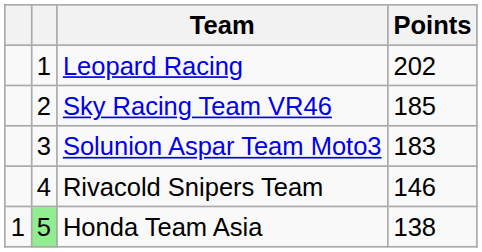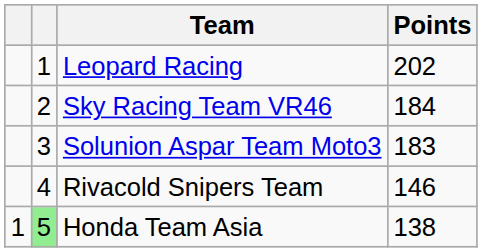(415, 106) 185 -> (415, 106) 184
